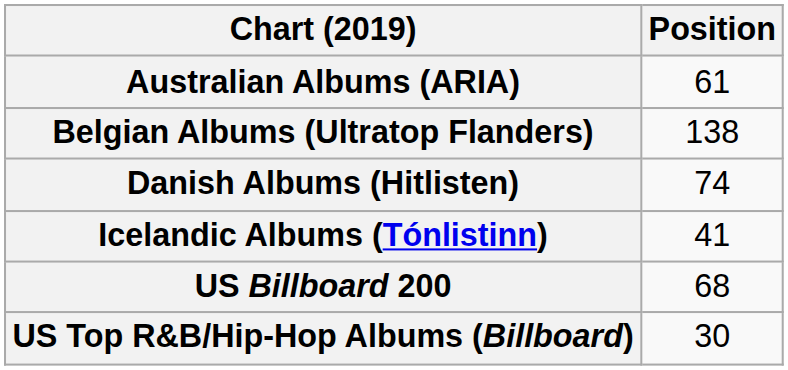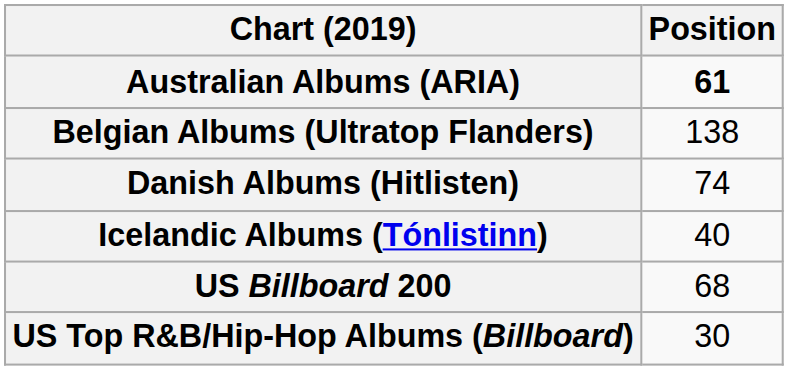(712, 81) normal -> (712, 81) bold
(712, 235) 41 -> (712, 235) 40
